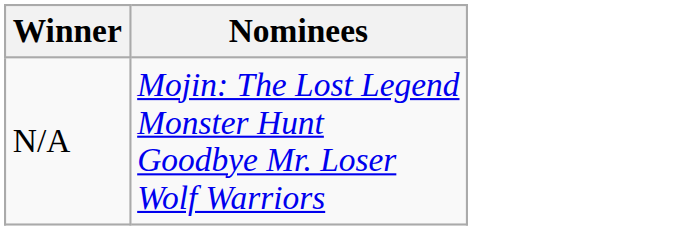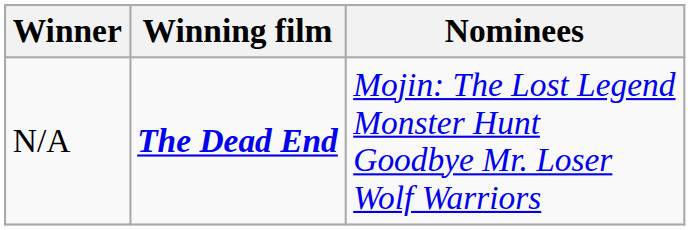+ column: (237, 31)
